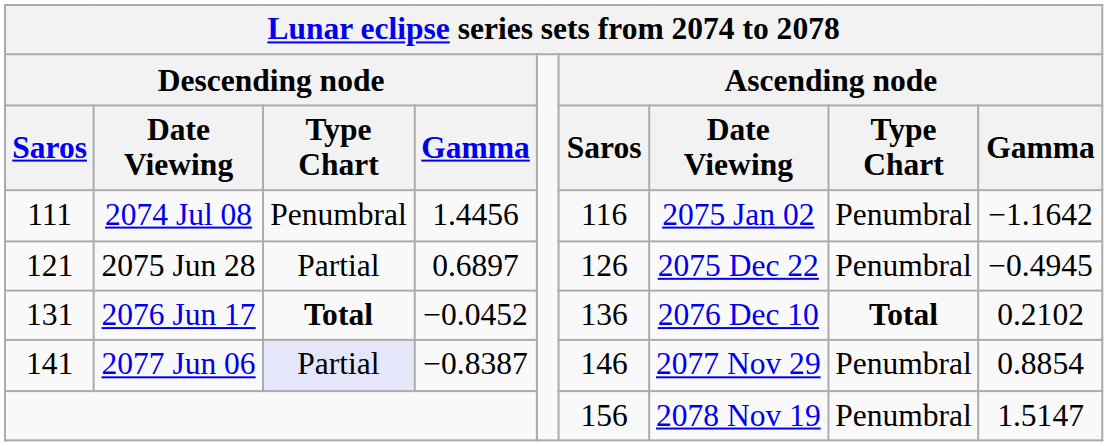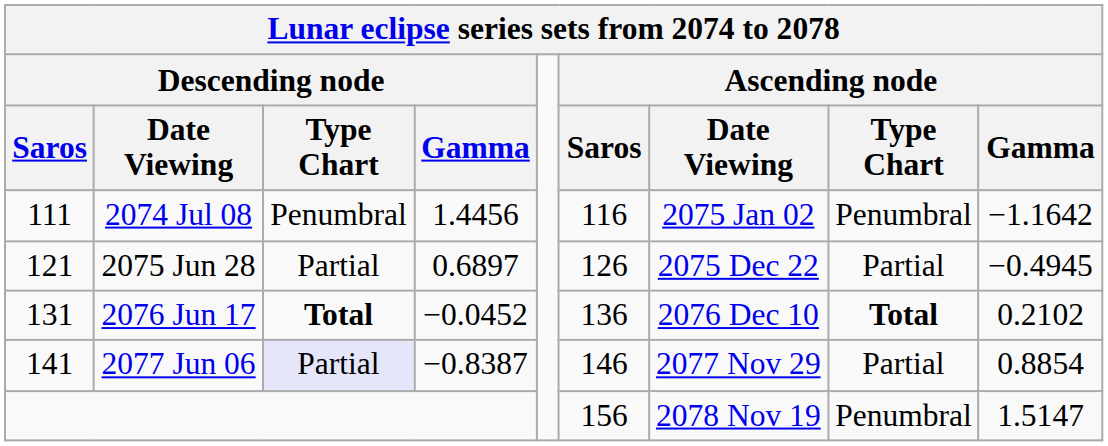(903, 264) Penumbral -> (903, 264) Partial
(903, 364) Penumbral -> (903, 364) Partial
